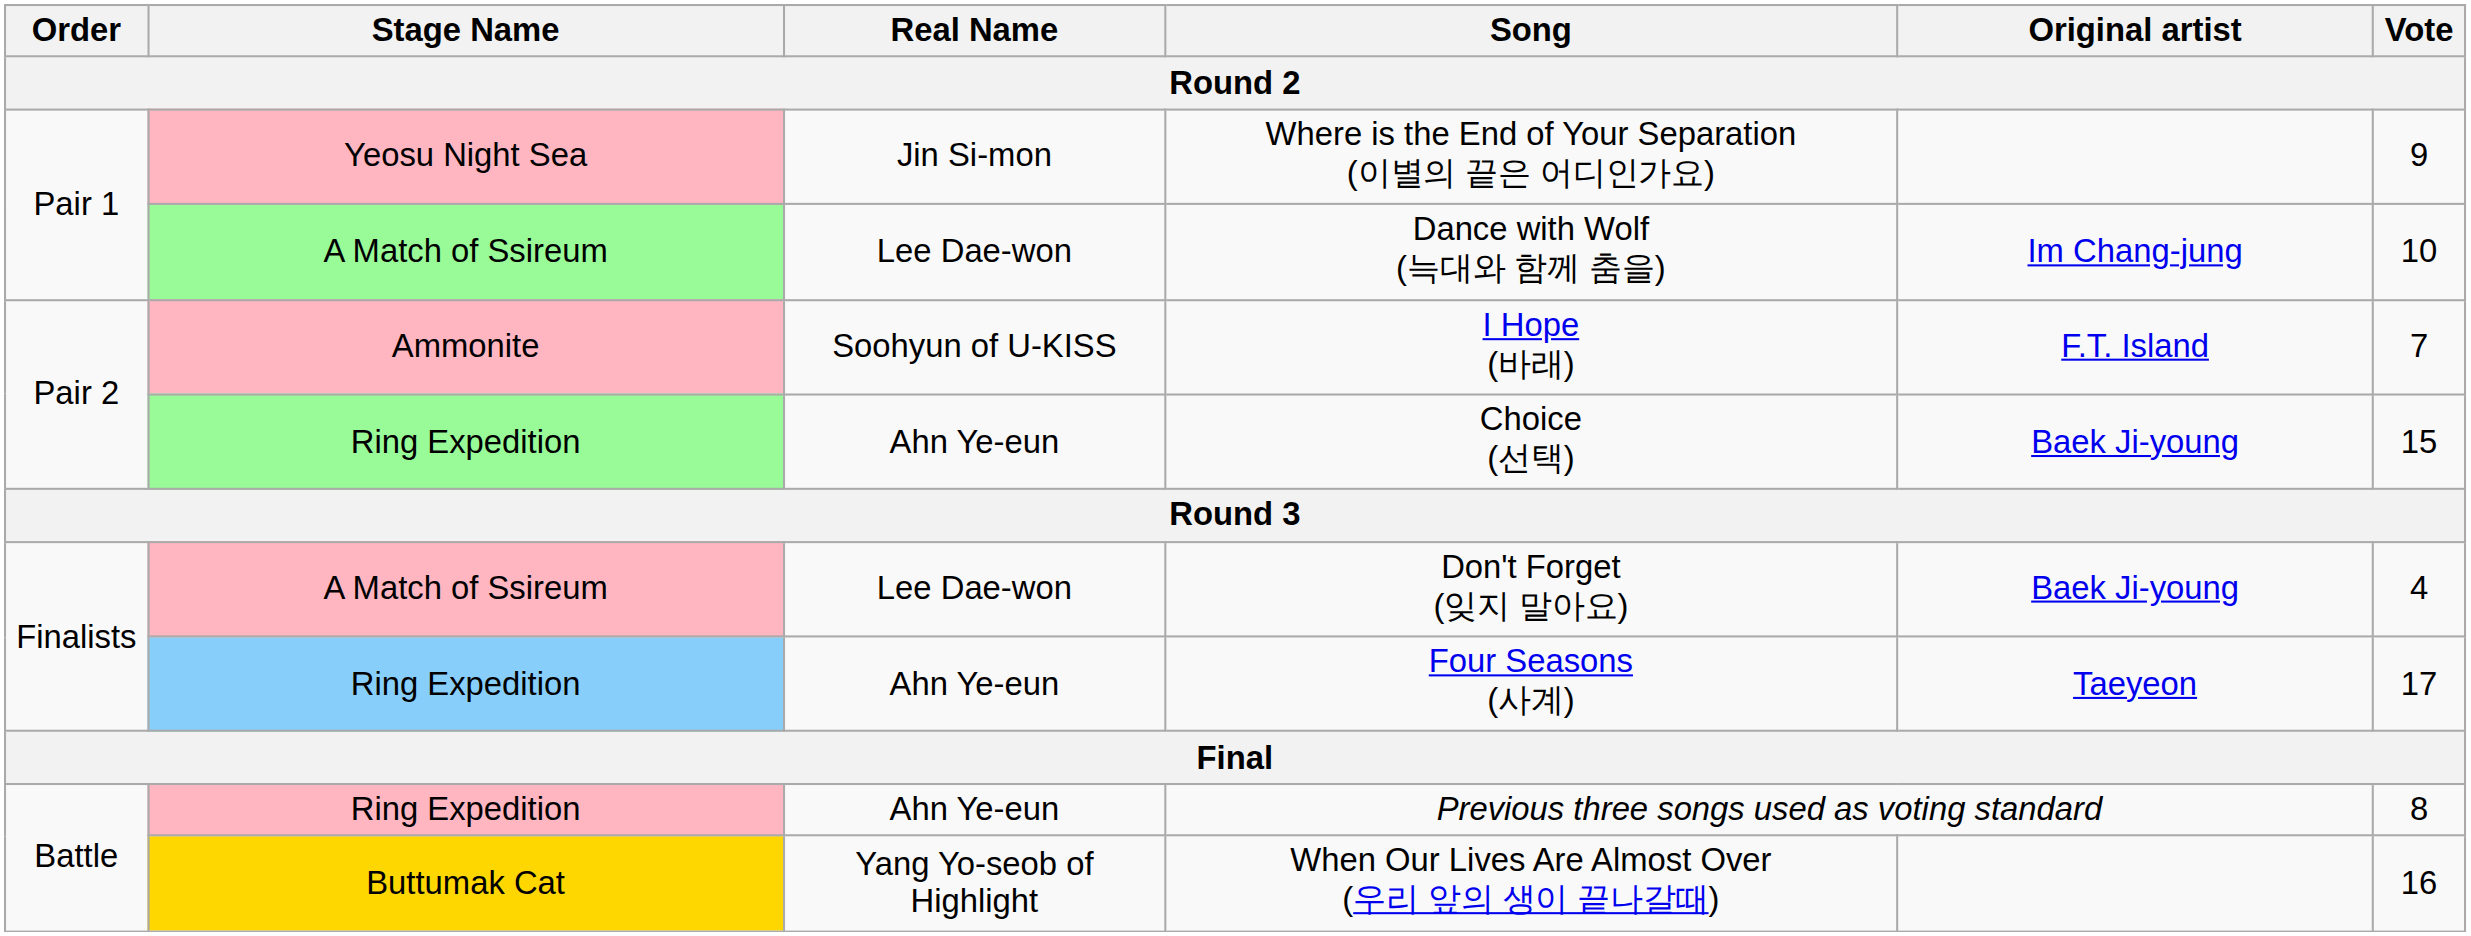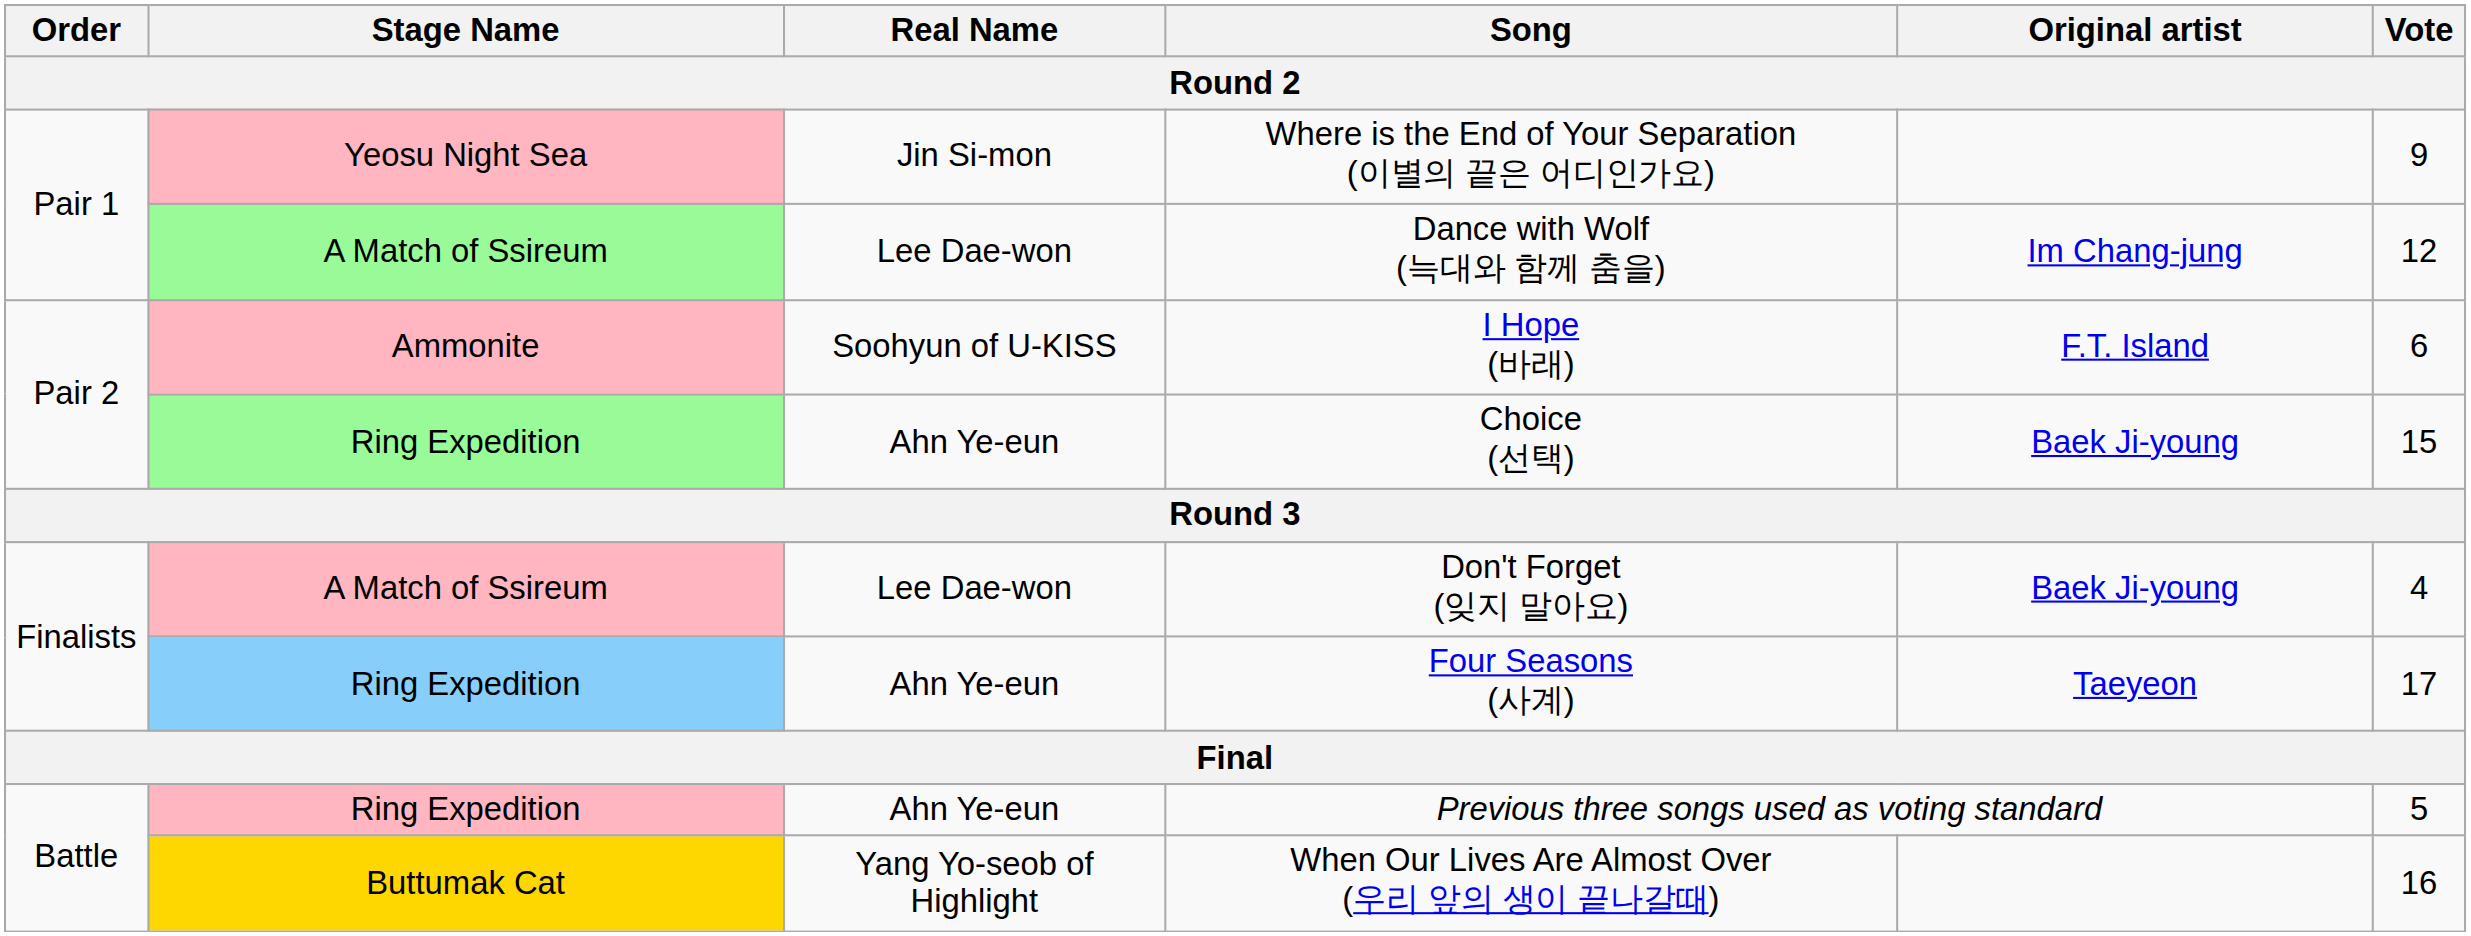(2419, 251) 10 -> (2419, 251) 12
(2419, 346) 7 -> (2419, 346) 6
(2419, 808) 8 -> (2419, 808) 5
